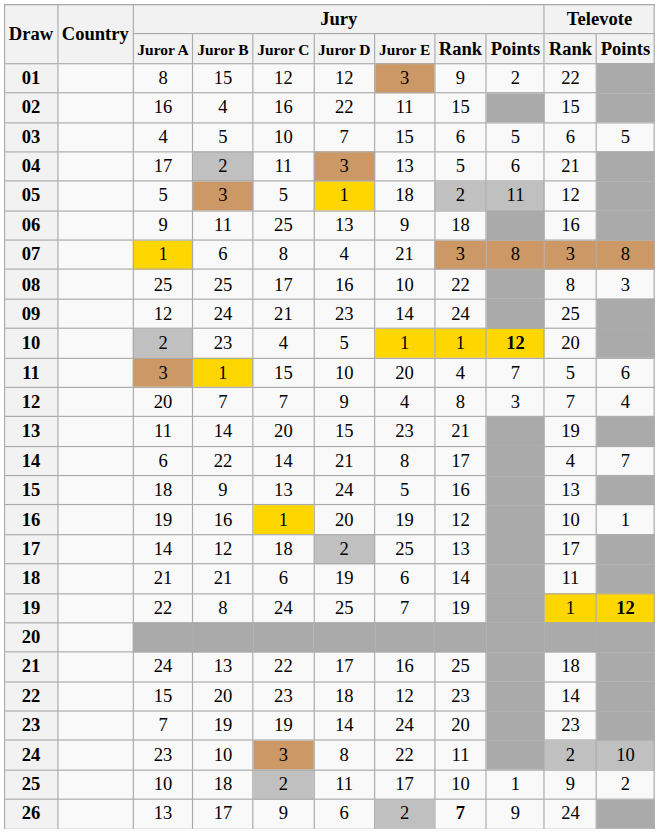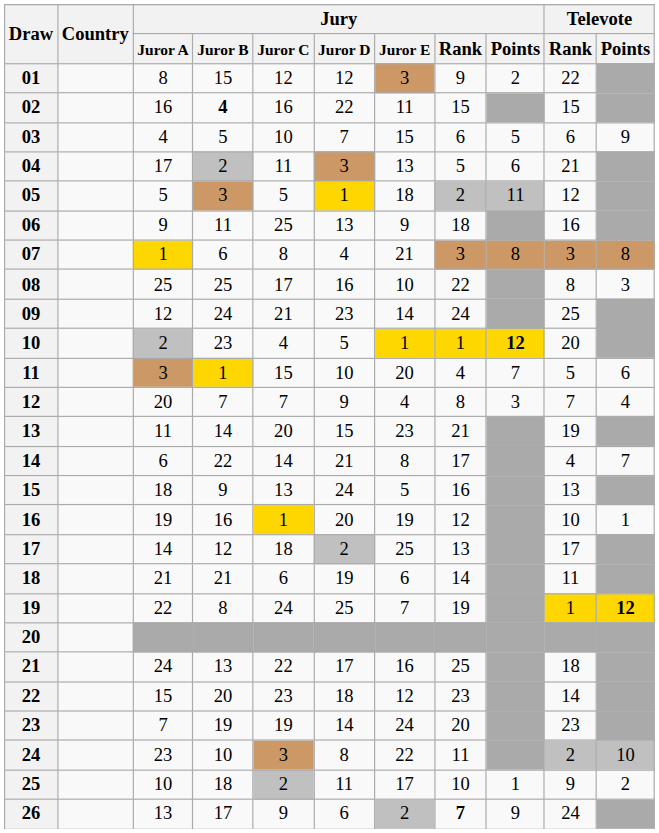(223, 107) normal -> (223, 107) bold
(625, 136) 5 -> (625, 136) 9
